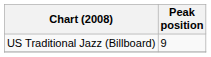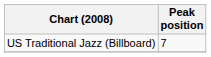(164, 43) 9 -> (164, 43) 7
